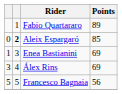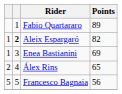(8, 39) 0 -> (8, 39) 1
(96, 39) 85 -> (96, 39) 82
(8, 67) 3 -> (8, 67) 2
(96, 67) 69 -> (96, 67) 65
